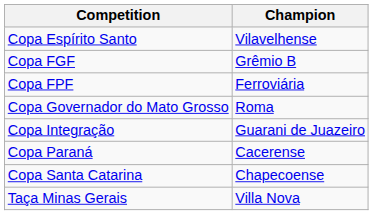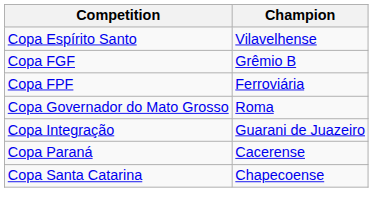- row: (67, 198)
